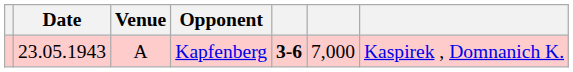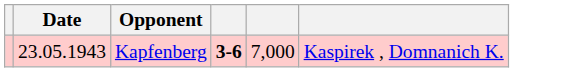- column: (141, 19)
